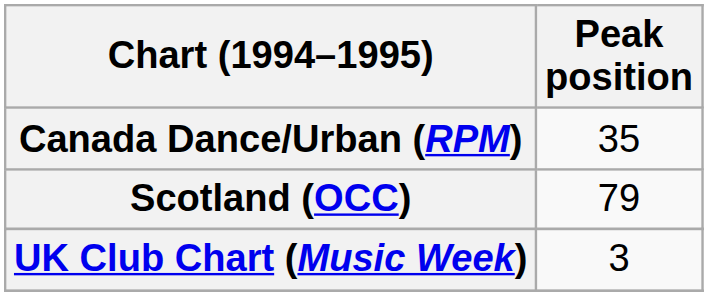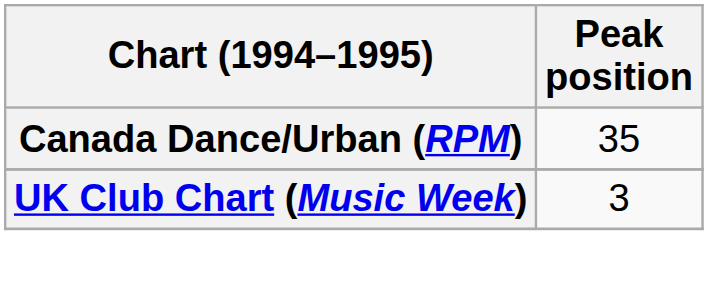- row: (271, 198)
